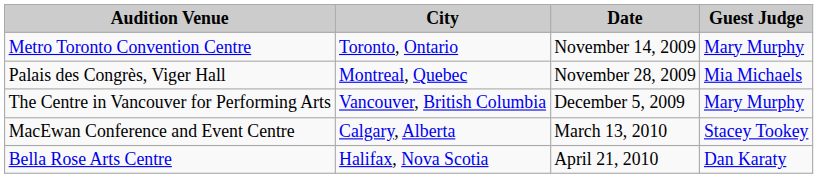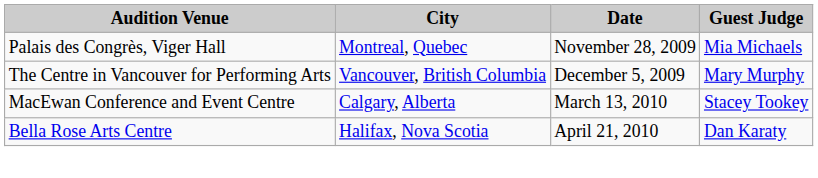- row: (130, 46)
